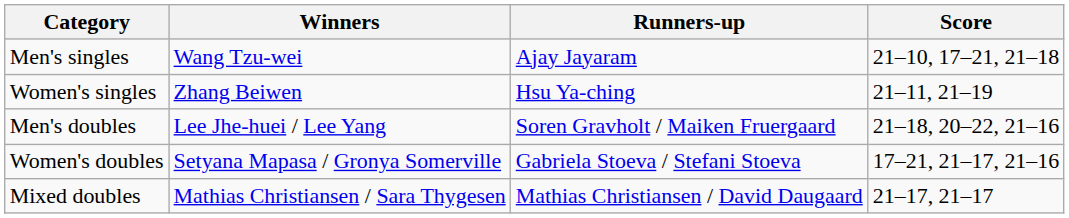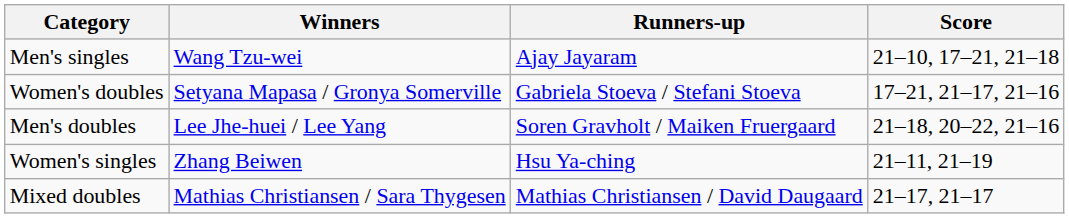rows swapped: (83, 91) <-> (87, 160)
